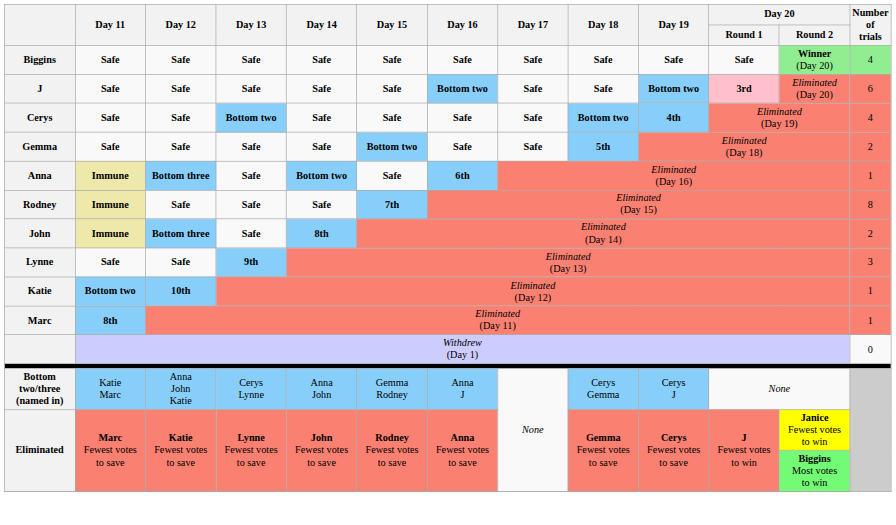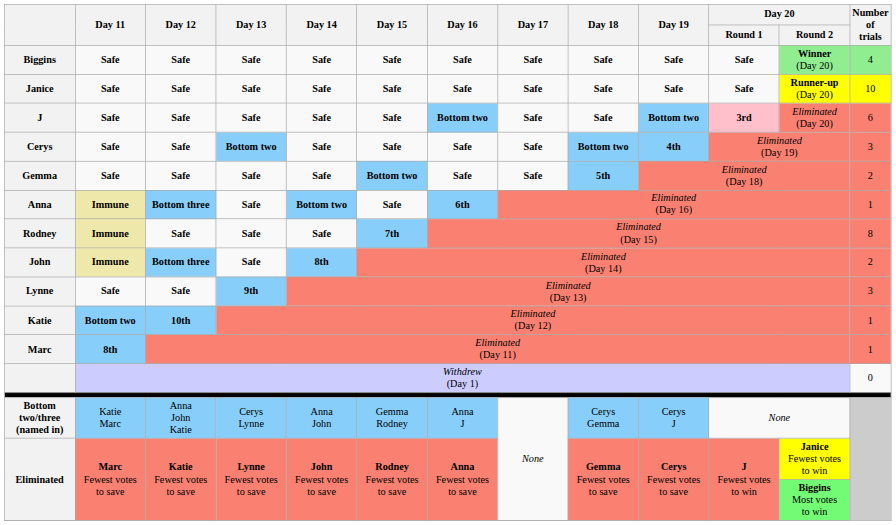+ row: (40, 89)
(870, 118) 4 -> (870, 147) 3
